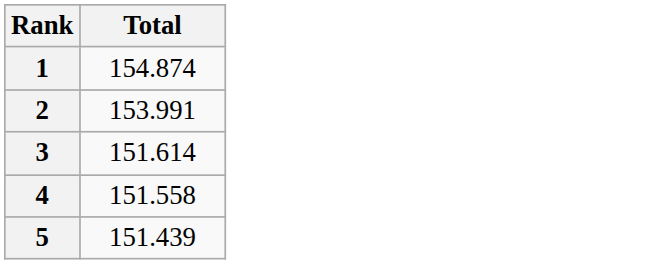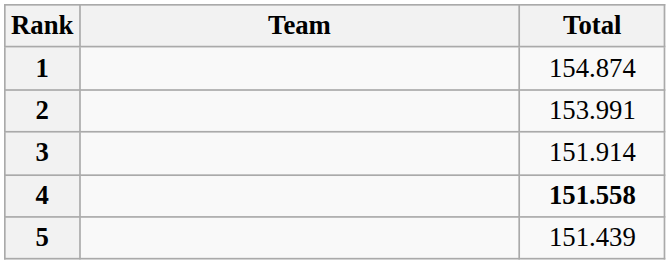+ column: (299, 25)
(152, 152) 151.614 -> (592, 152) 151.914
(152, 195) normal -> (592, 195) bold
